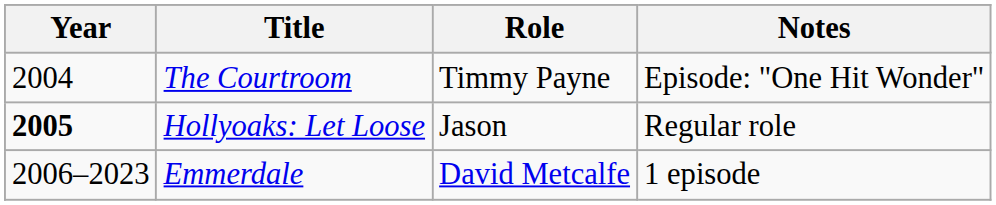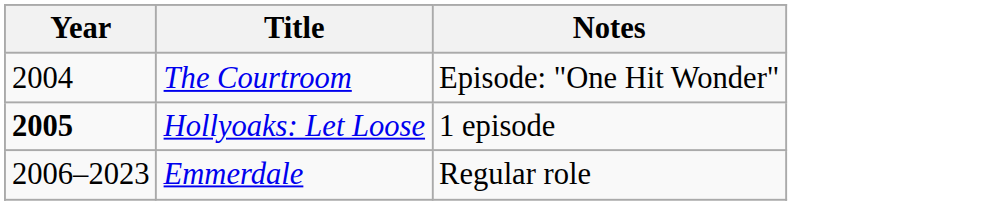- column: (535, 28)
(720, 125) Regular role -> (497, 125) 1 episode
(702, 174) 1 episode -> (515, 174) Regular role
